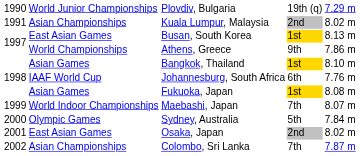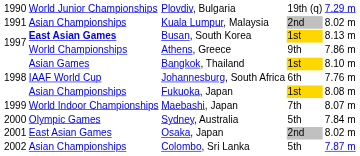(70, 36) normal -> (73, 36) bold
(59, 91) Asian Games -> (78, 91) Asian Championships
(295, 147) 7th -> (295, 147) 5th
